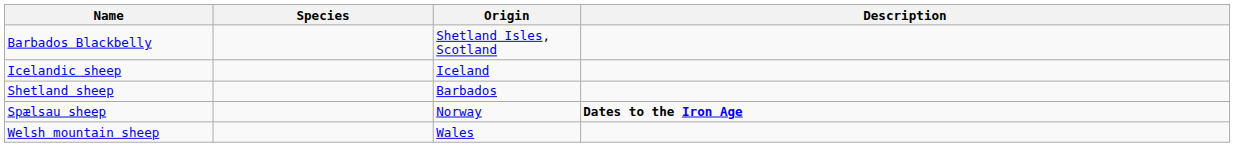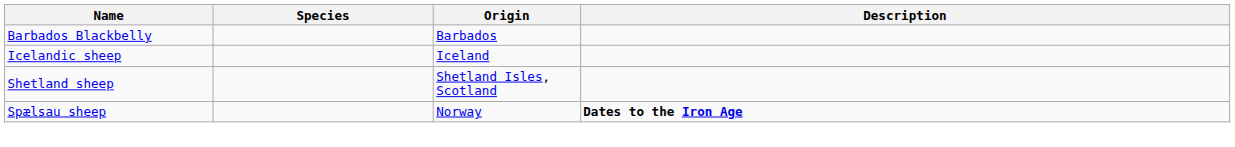(493, 43) Shetland Isles, Scotland -> (467, 35) Barbados
(467, 91) Barbados -> (493, 84) Shetland Isles, Scotland
- row: (83, 132)
